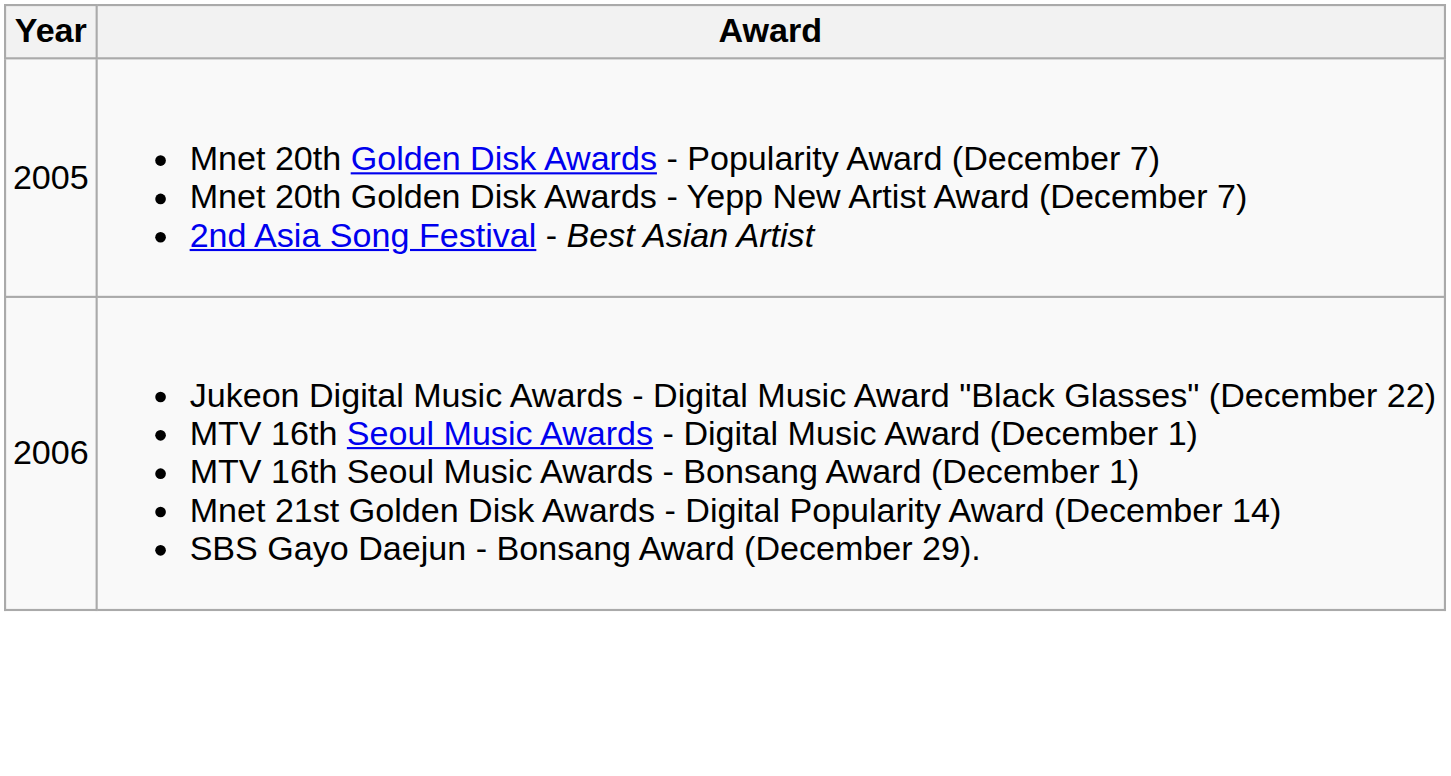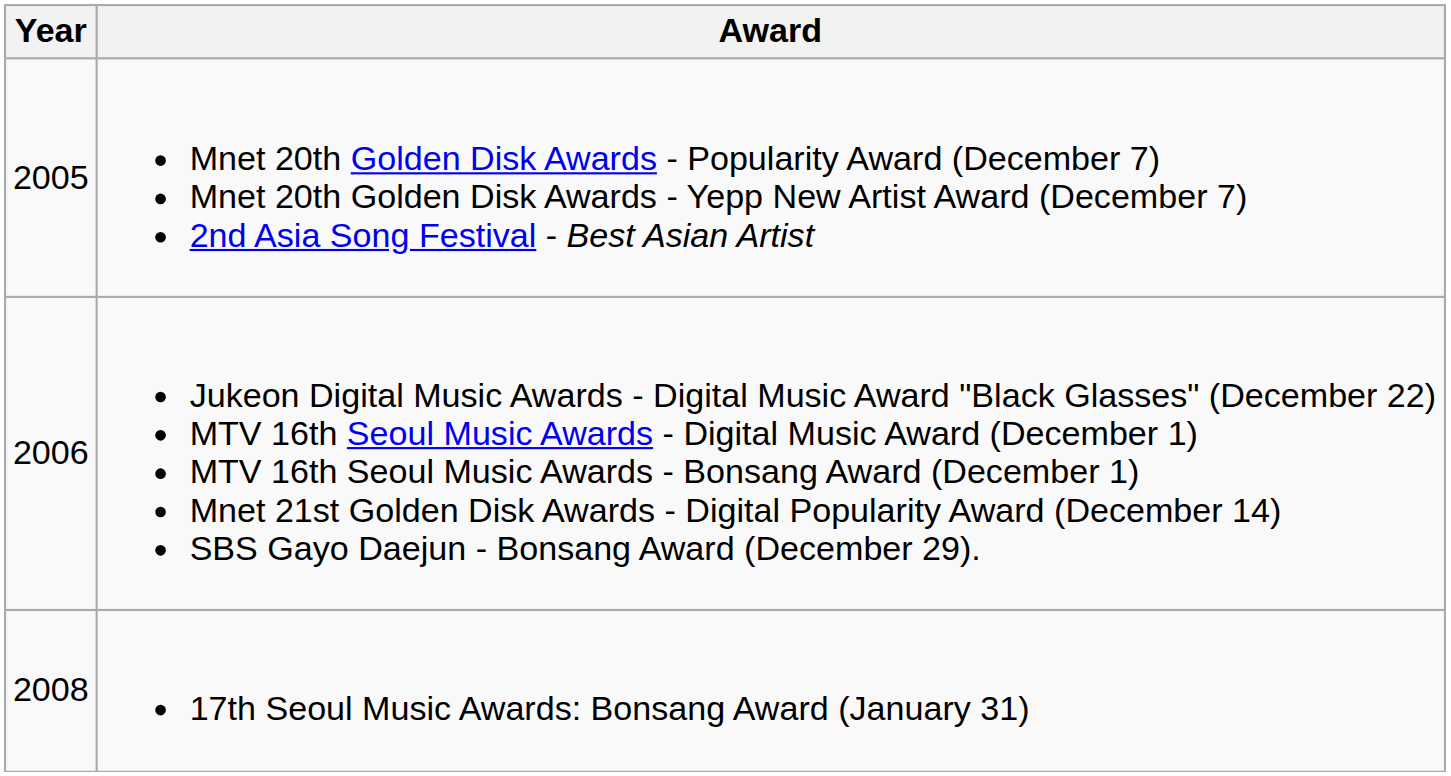+ row: (770, 710)
